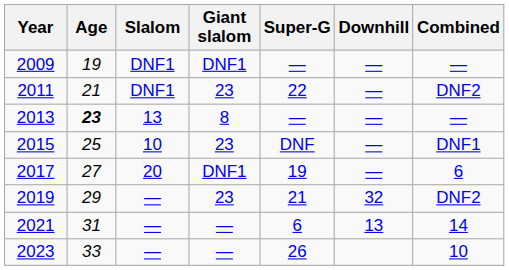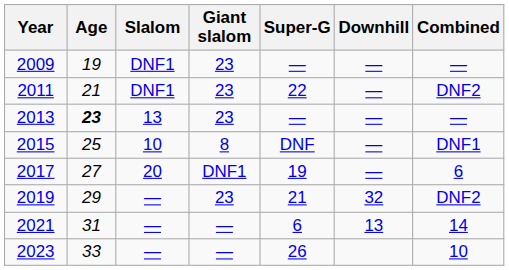(224, 63) DNF1 -> (224, 63) 23
(224, 117) 8 -> (224, 117) 23
(224, 144) 23 -> (224, 144) 8
